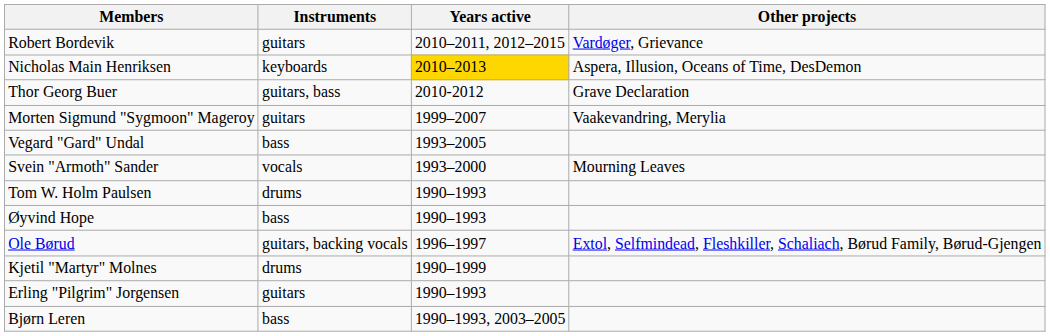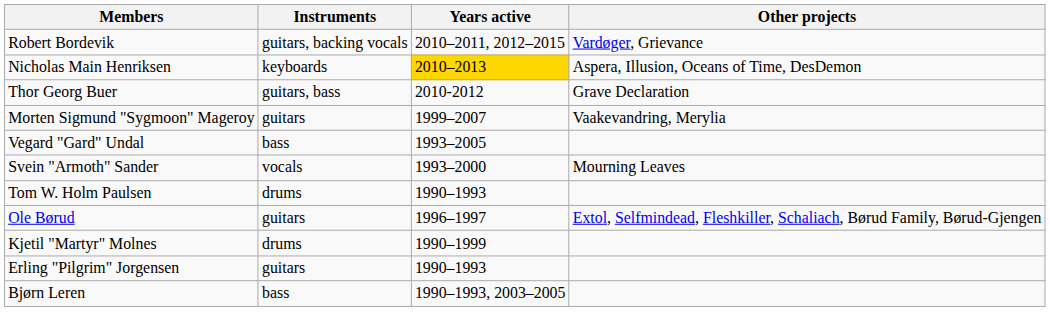(284, 42) guitars -> (335, 42) guitars, backing vocals
- row: (51, 218)
(335, 243) guitars, backing vocals -> (284, 218) guitars
